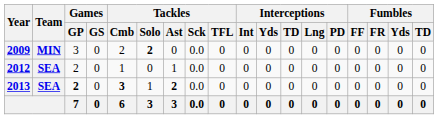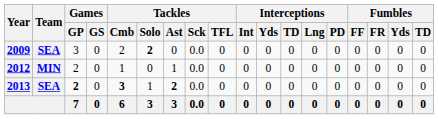(49, 50) MIN -> (49, 50) SEA
(49, 68) SEA -> (49, 68) MIN
